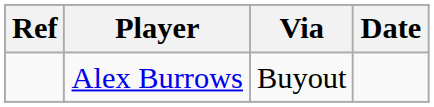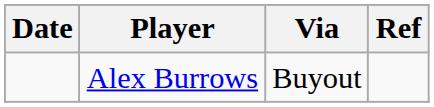columns swapped: (391, 28) <-> (35, 28)
